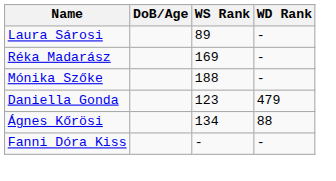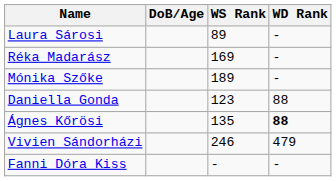(207, 80) 188 -> (223, 80) 189
(269, 101) 479 -> (280, 101) 88
(207, 122) 134 -> (223, 122) 135
(265, 122) normal -> (280, 122) bold
+ row: (75, 144)
